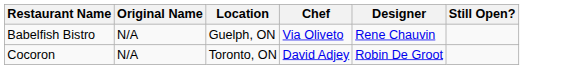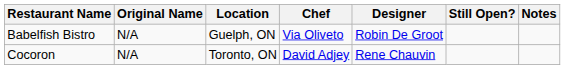+ column: (539, 14)
(395, 34) Rene Chauvin -> (399, 34) Robin De Groot
(399, 54) Robin De Groot -> (395, 54) Rene Chauvin
